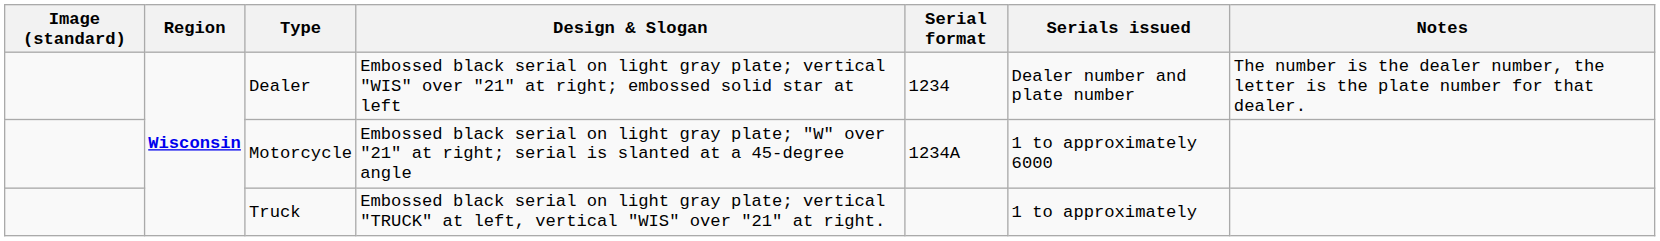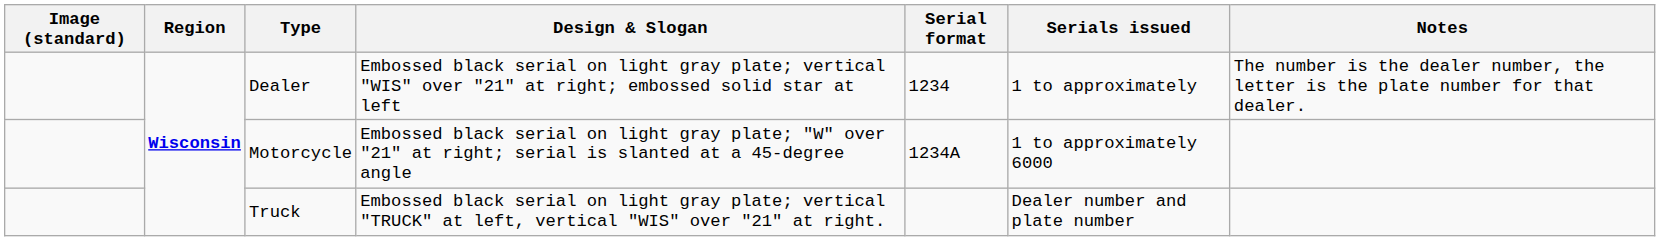(1099, 86) Dealer number and plate number -> (1104, 86) 1 to approximately
(1104, 211) 1 to approximately -> (1099, 211) Dealer number and plate number
